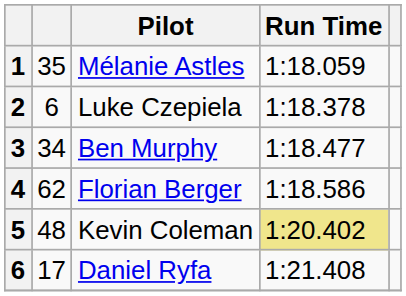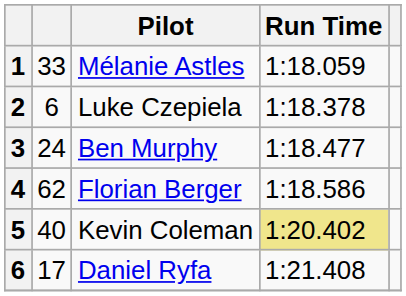(52, 66) 35 -> (52, 66) 33
(52, 148) 34 -> (52, 148) 24
(52, 230) 48 -> (52, 230) 40
